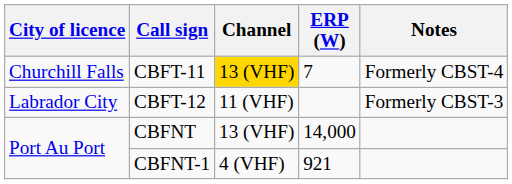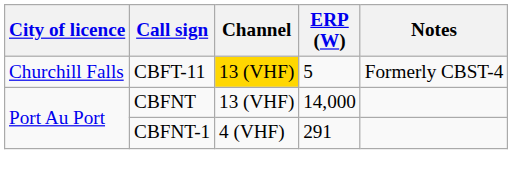(308, 71) 7 -> (308, 71) 5
- row: (170, 102)
(318, 163) 921 -> (318, 132) 291
